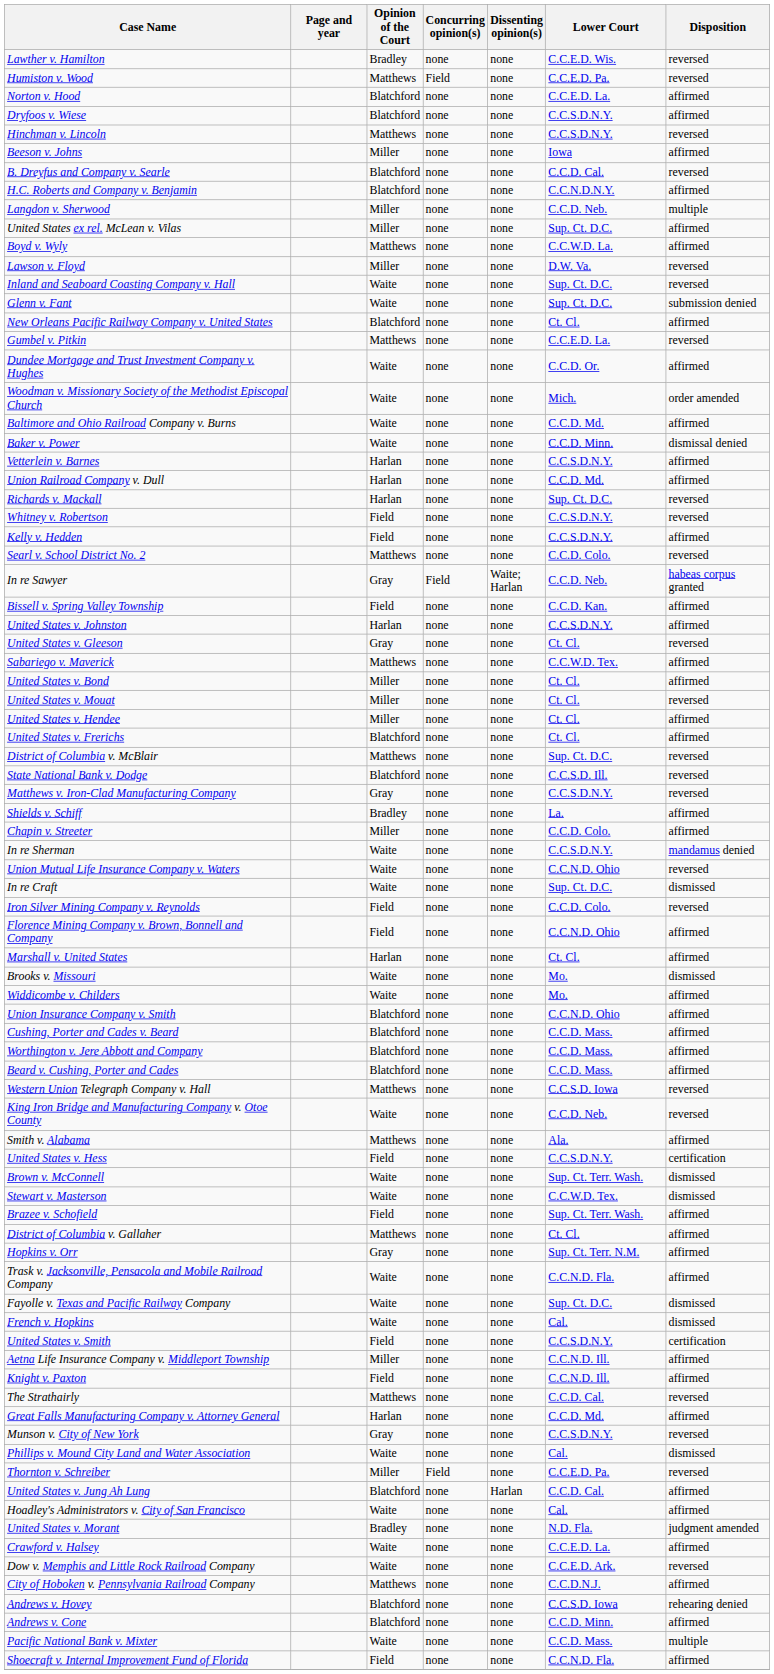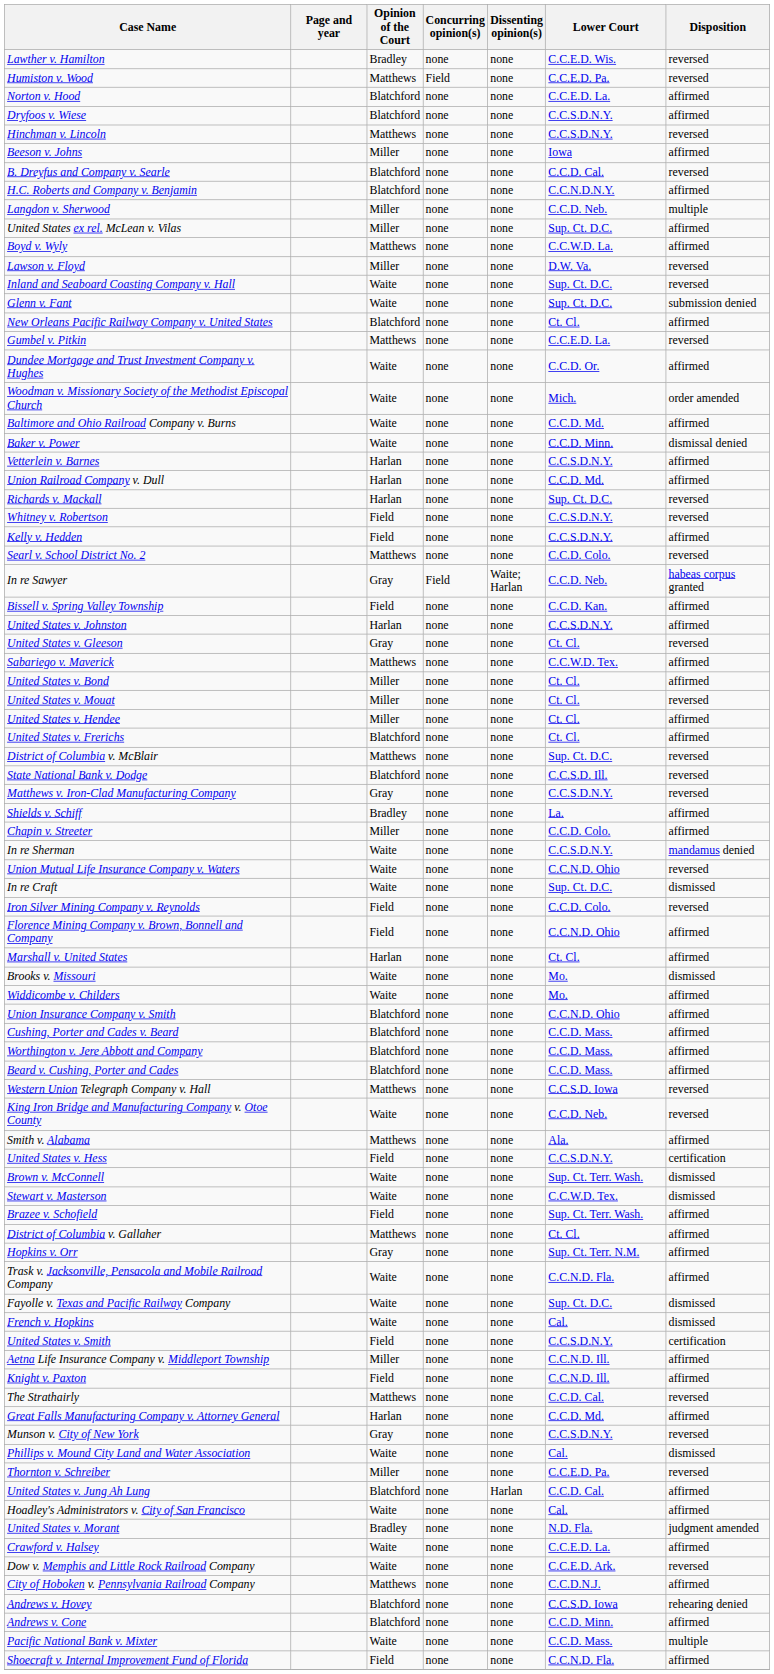(438, 1472) Field -> (437, 1472) none
